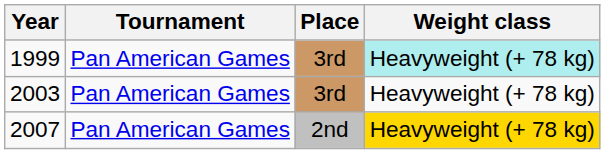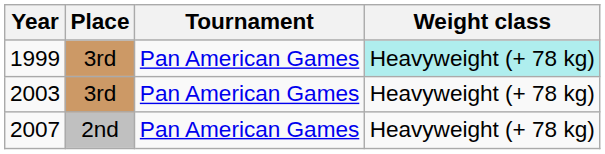columns swapped: (180, 22) <-> (330, 22)
(482, 129) gold background -> (482, 129) no background
